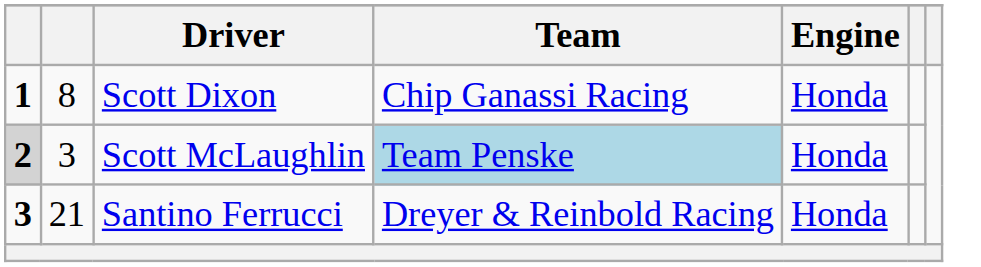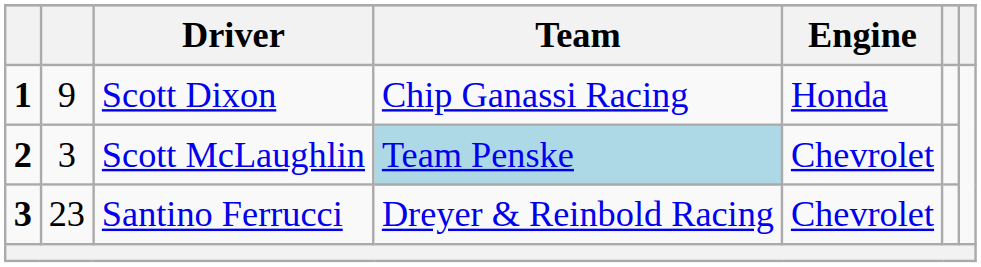(67, 94) 8 -> (67, 94) 9
(23, 154) lightgrey background -> (23, 154) no background
(839, 154) Honda -> (862, 154) Chevrolet
(67, 214) 21 -> (67, 214) 23
(839, 214) Honda -> (862, 214) Chevrolet
